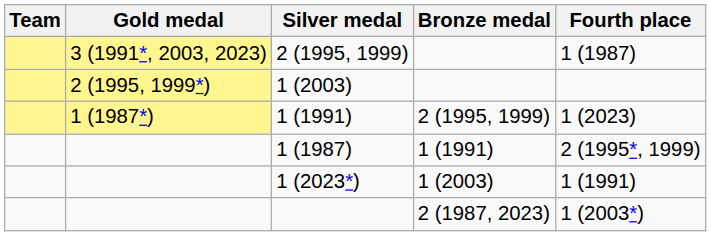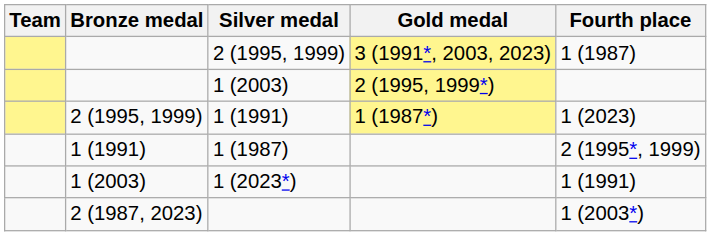columns swapped: (169, 20) <-> (484, 20)
